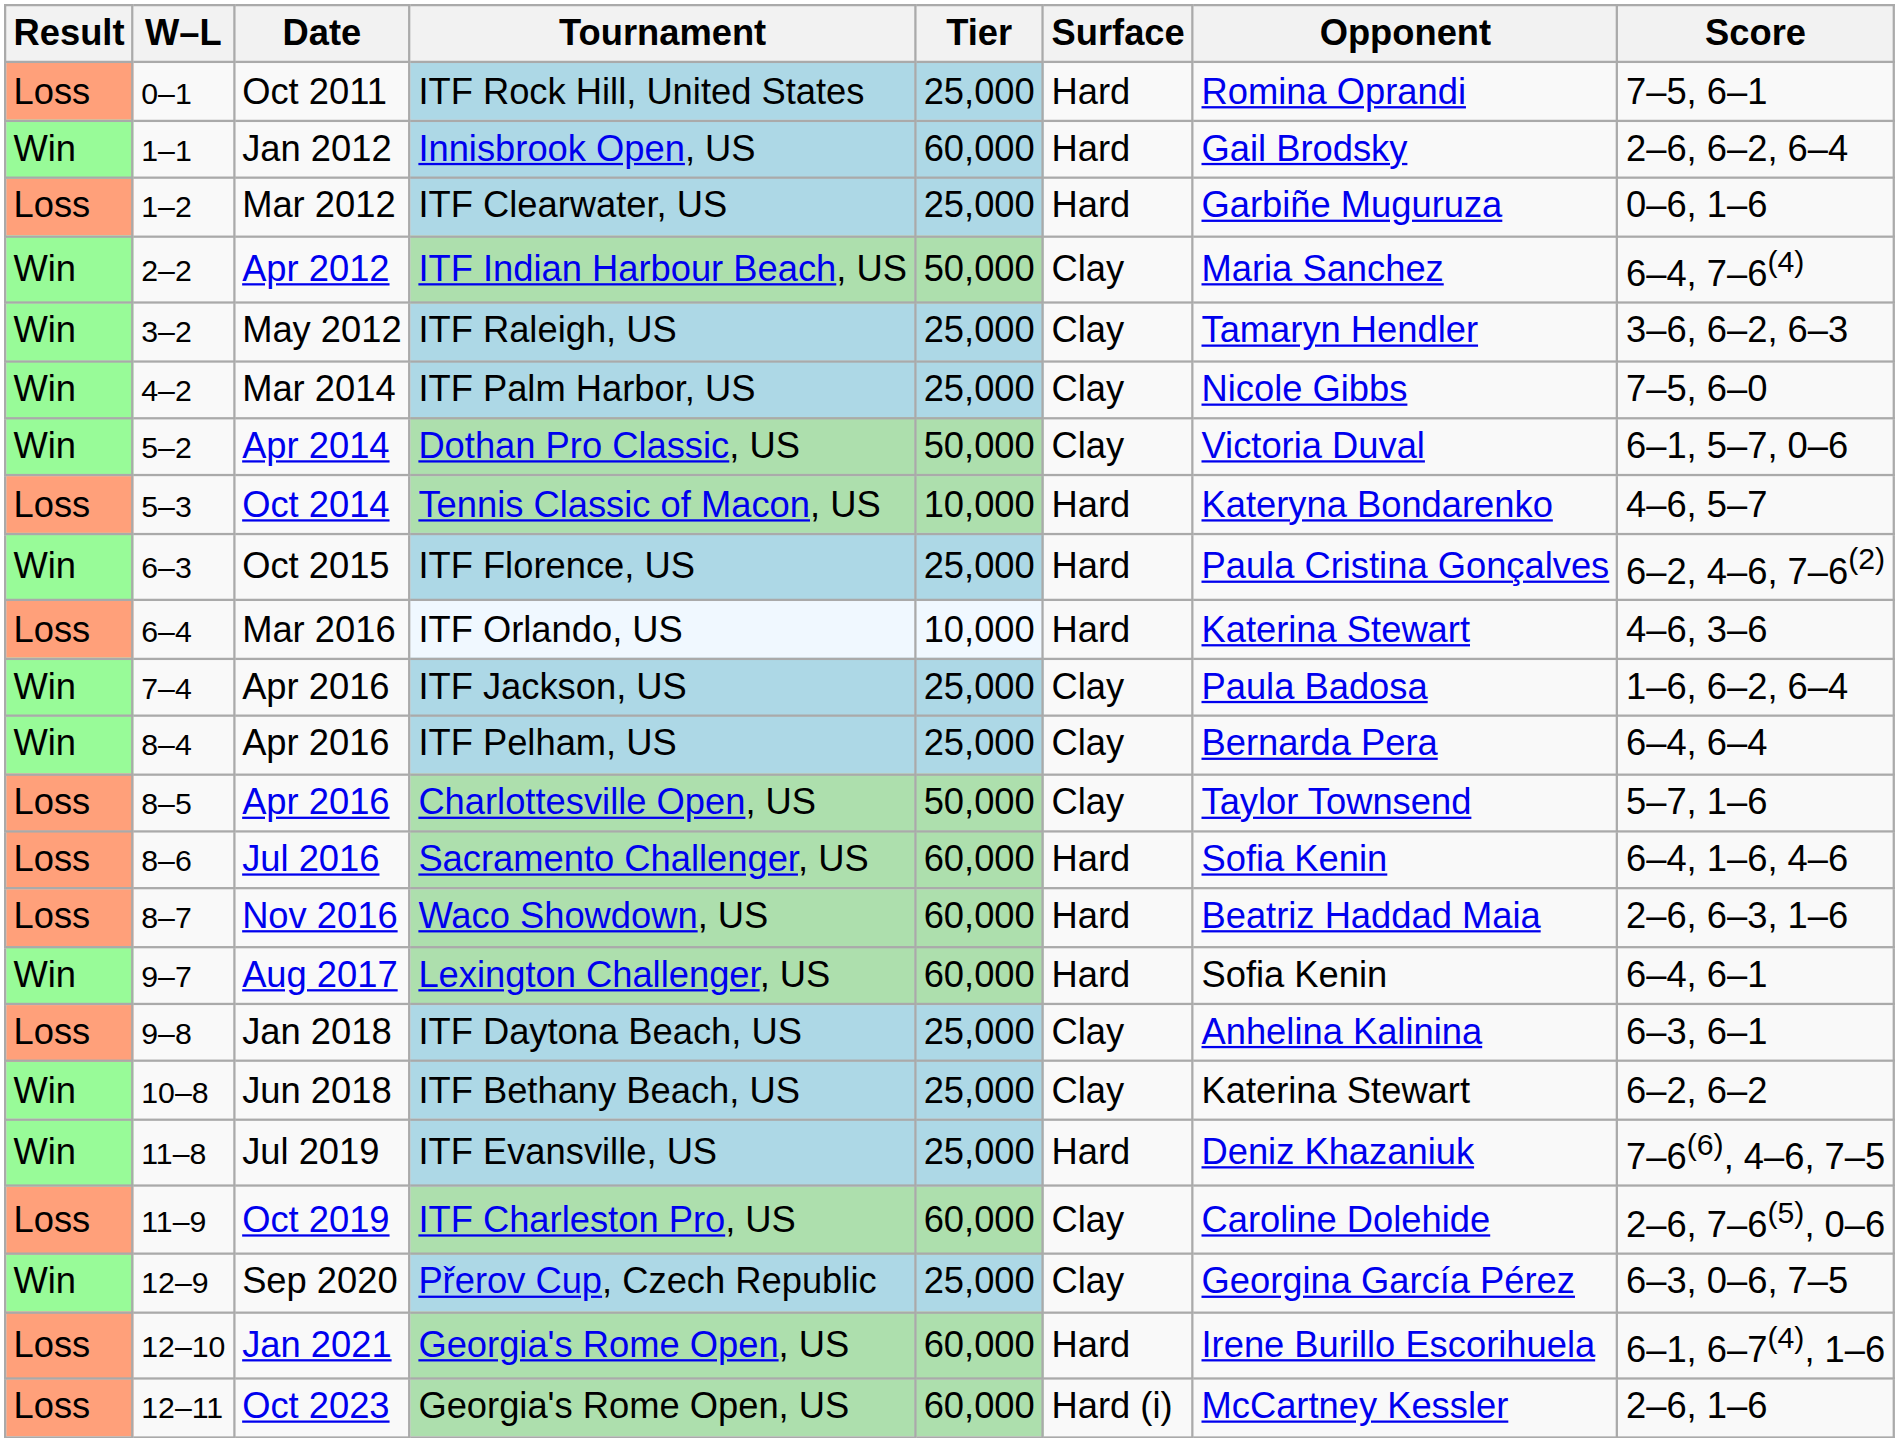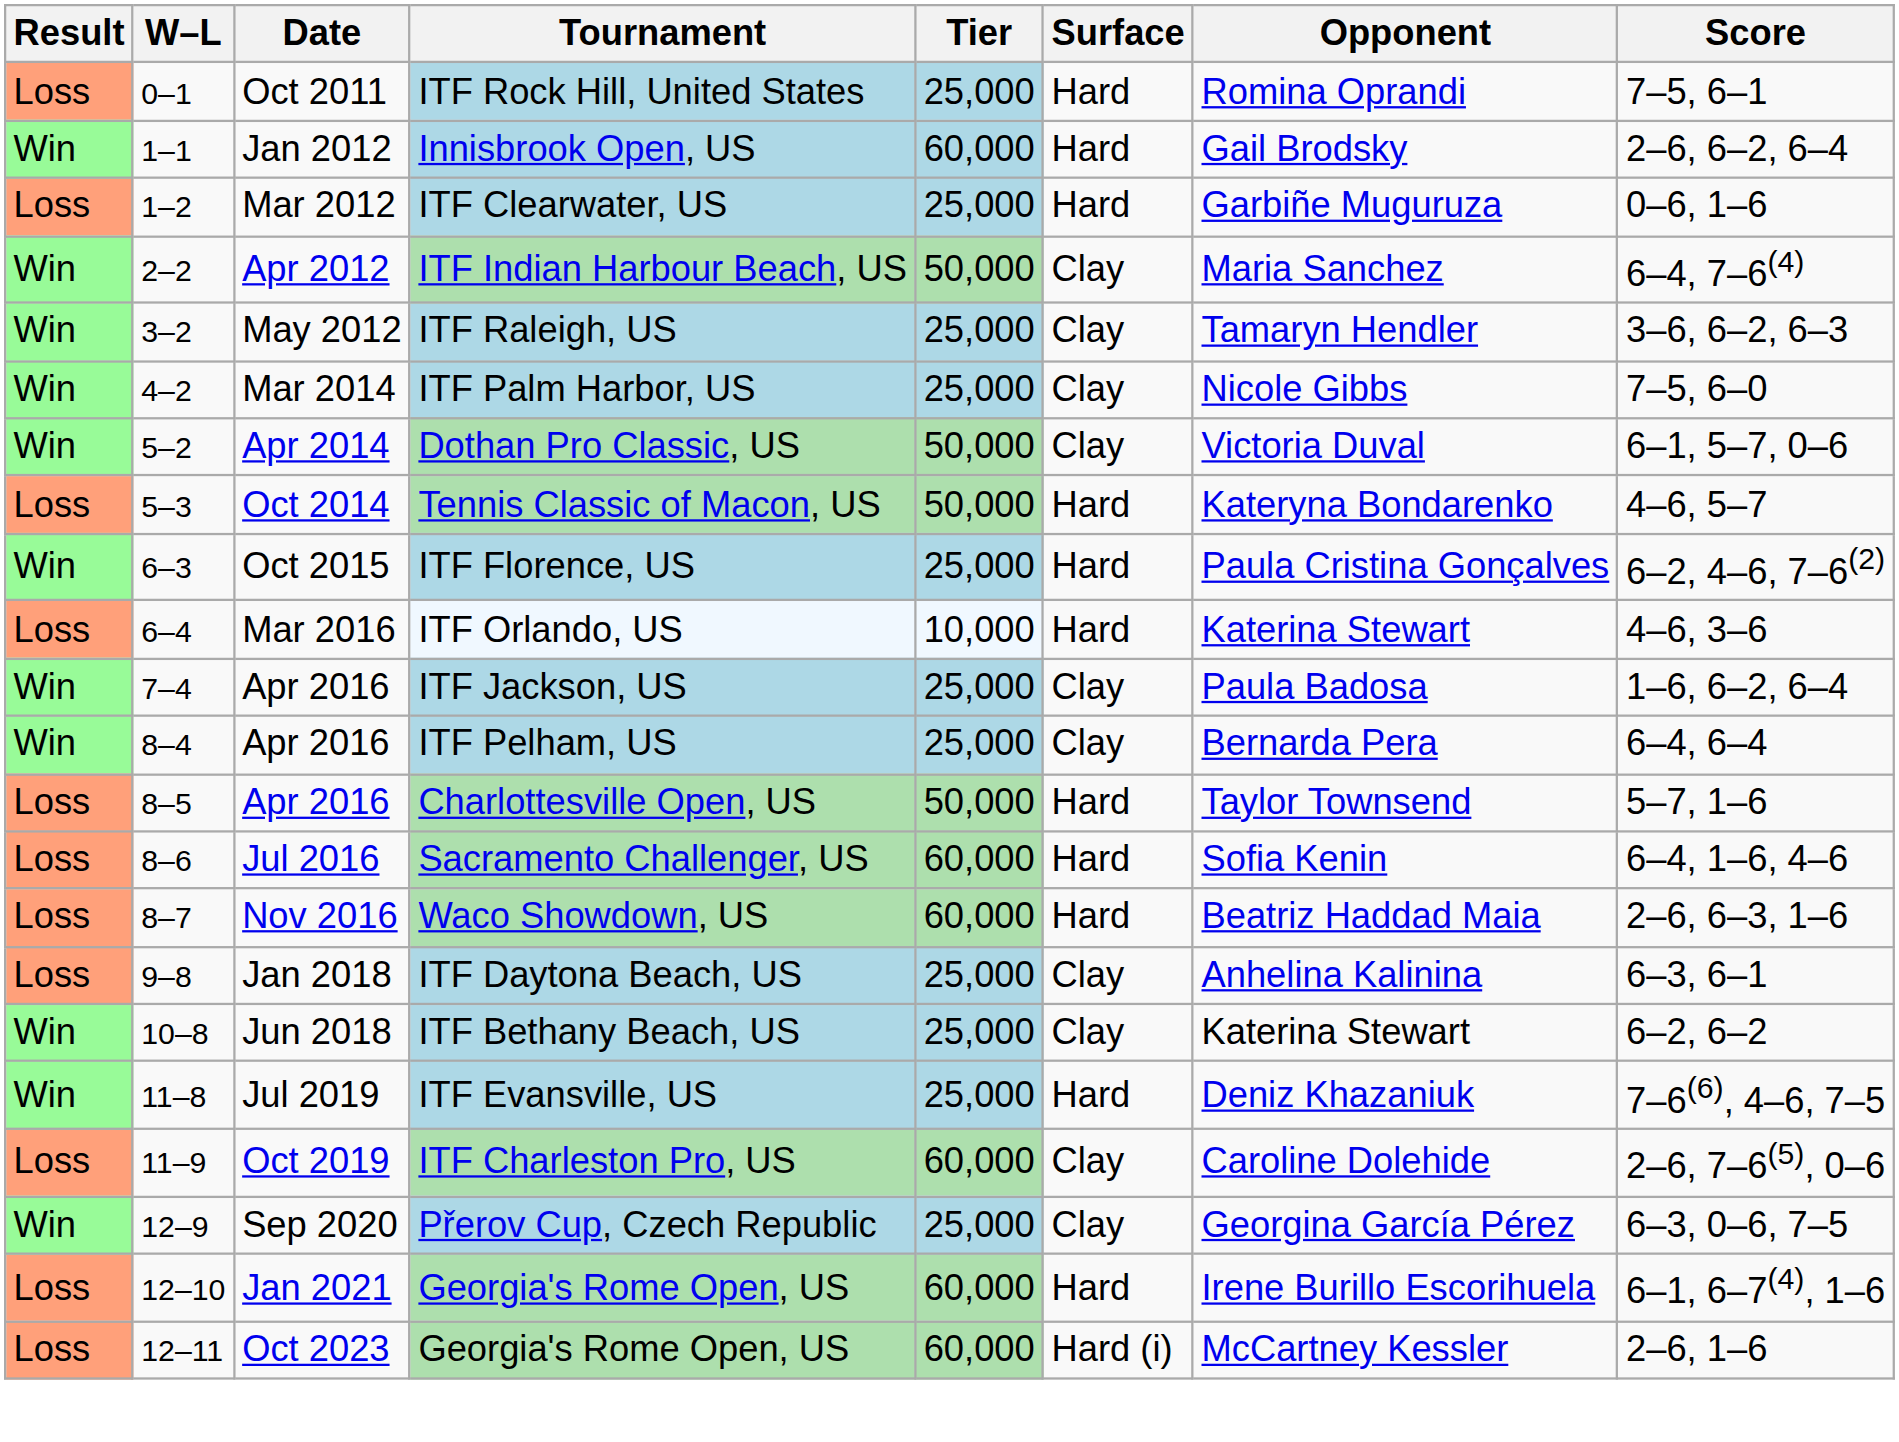(979, 503) 10,000 -> (979, 503) 50,000
(1088, 801) Clay -> (1091, 801) Hard
- row: (320, 974)
